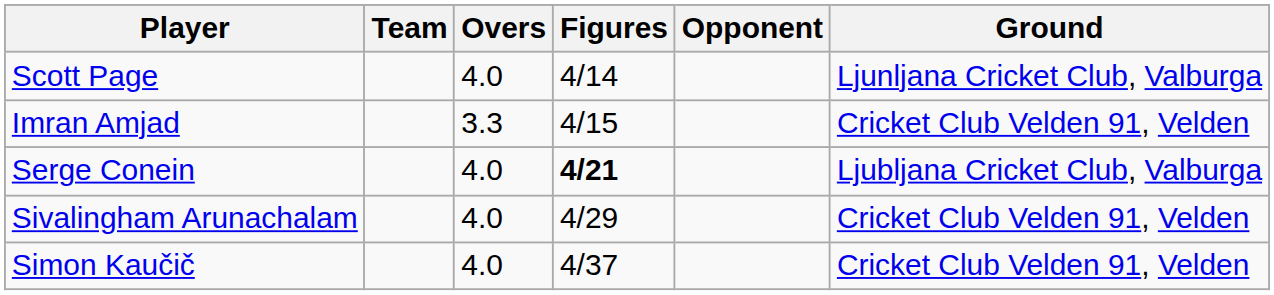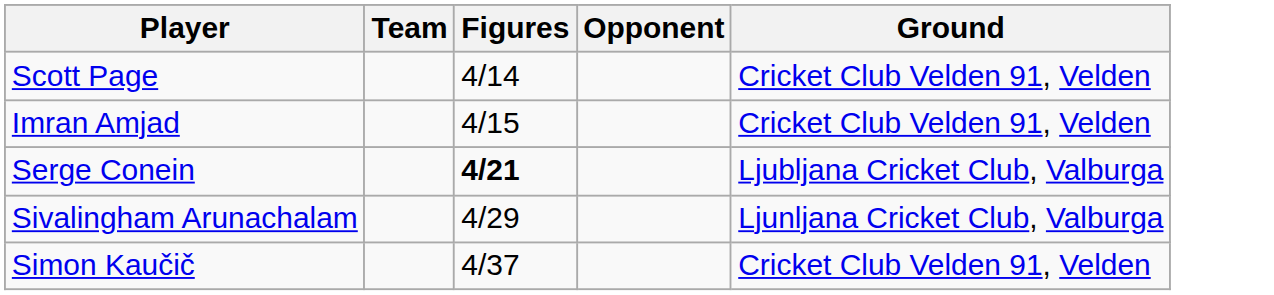- column: (504, 28)
(1049, 75) Ljunljana Cricket Club, Valburga -> (944, 75) Cricket Club Velden 91, Velden
(1043, 218) Cricket Club Velden 91, Velden -> (951, 218) Ljunljana Cricket Club, Valburga
